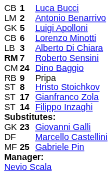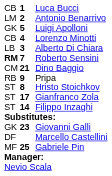(22, 38) 6 -> (22, 38) 4
(25, 67) 24 -> (25, 67) 21
